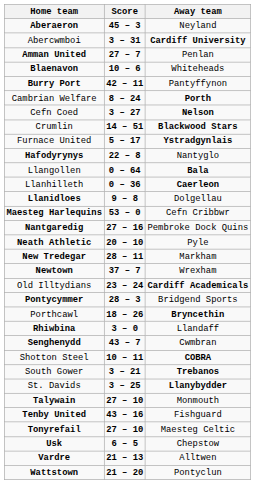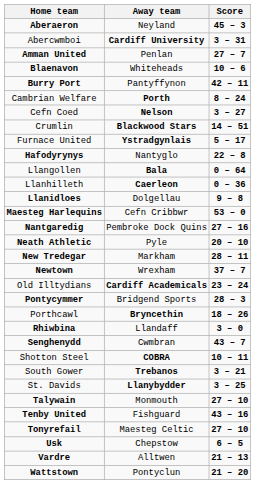columns swapped: (125, 12) <-> (198, 12)
